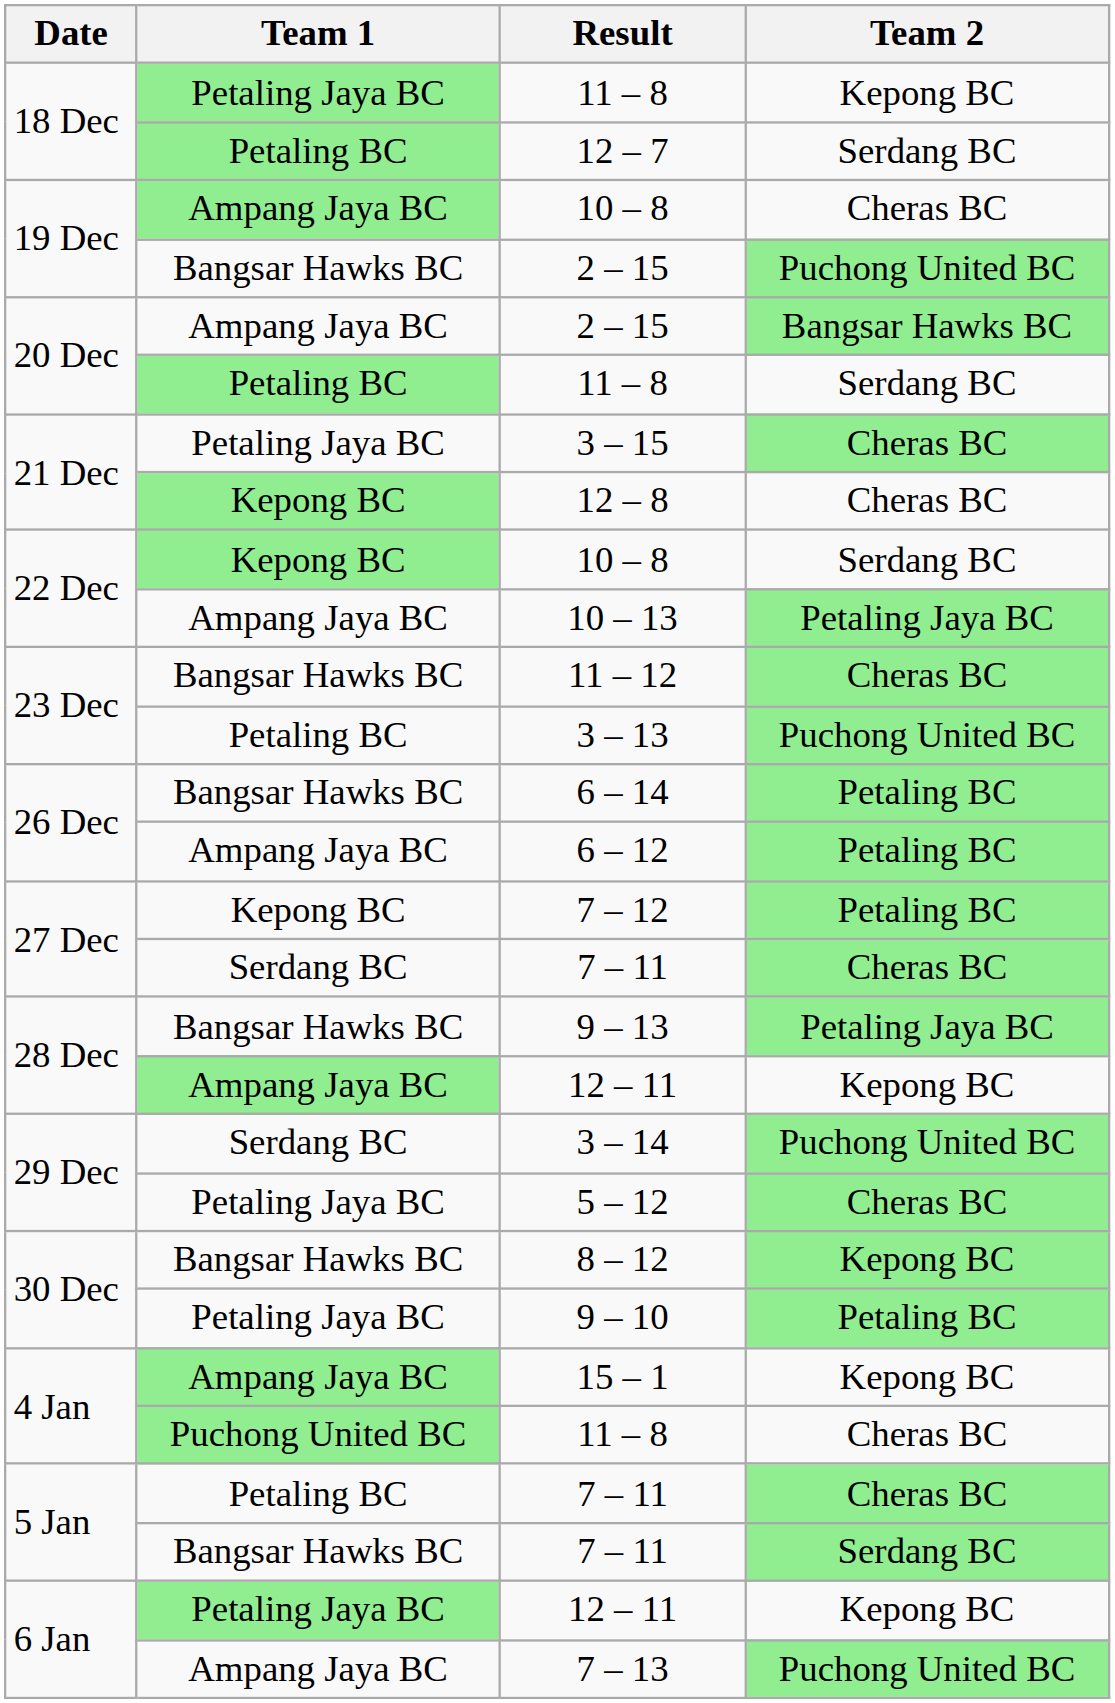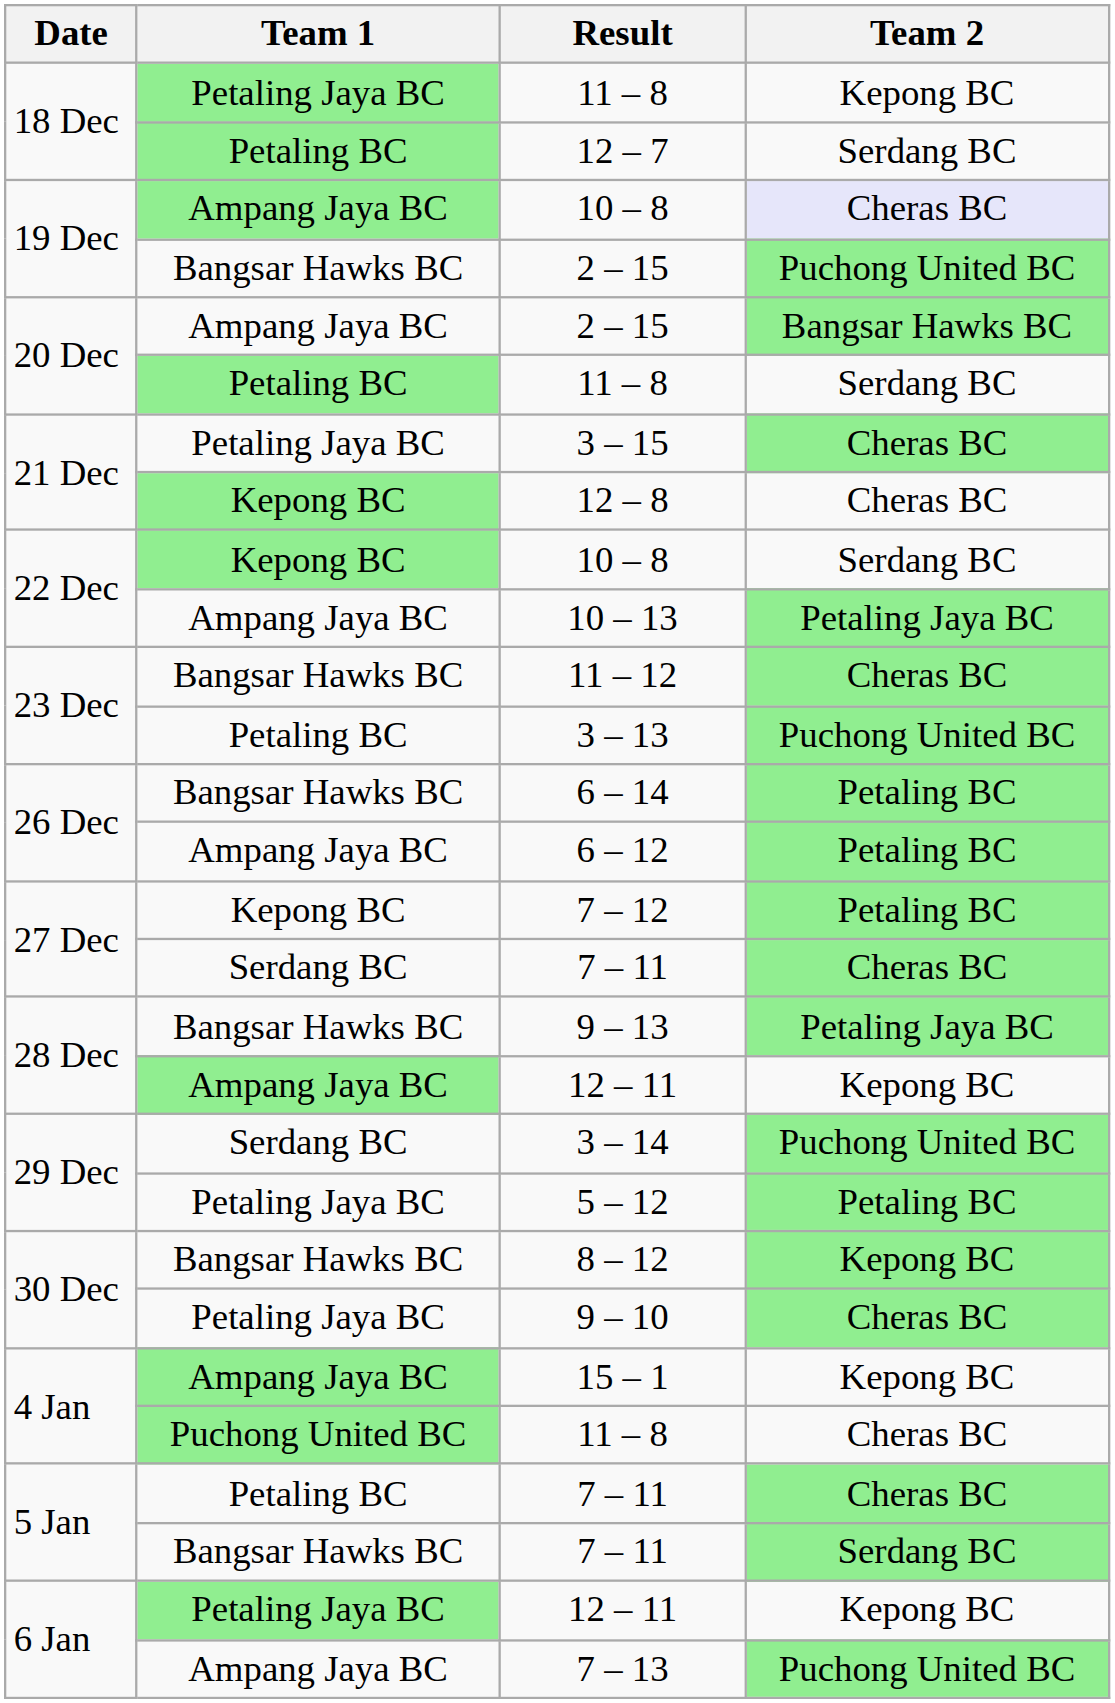(927, 208) no background -> (927, 208) lavender background
(927, 1200) Cheras BC -> (927, 1200) Petaling BC
(927, 1317) Petaling BC -> (927, 1317) Cheras BC
